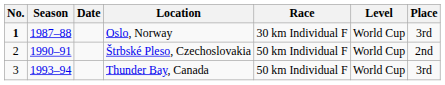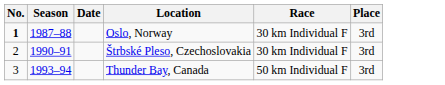- column: (379, 13)
(302, 51) 50 km Individual F -> (302, 51) 30 km Individual F
(424, 51) 2nd -> (367, 51) 3rd
